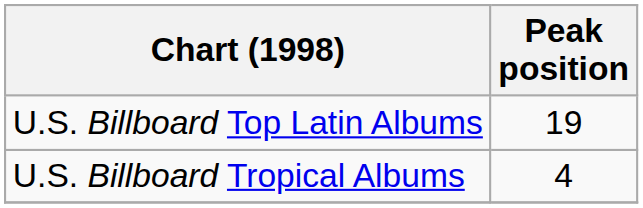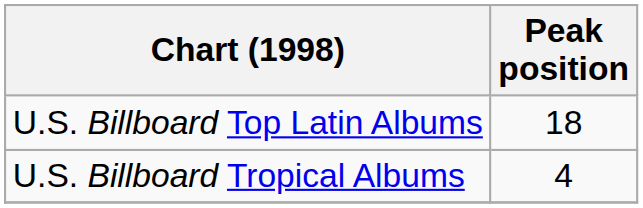(564, 122) 19 -> (564, 122) 18
